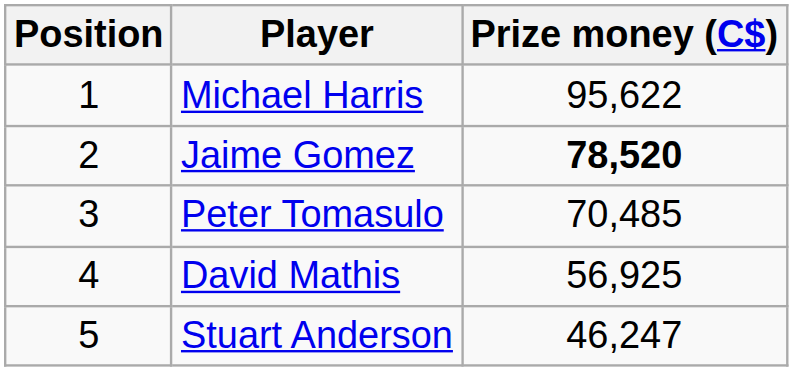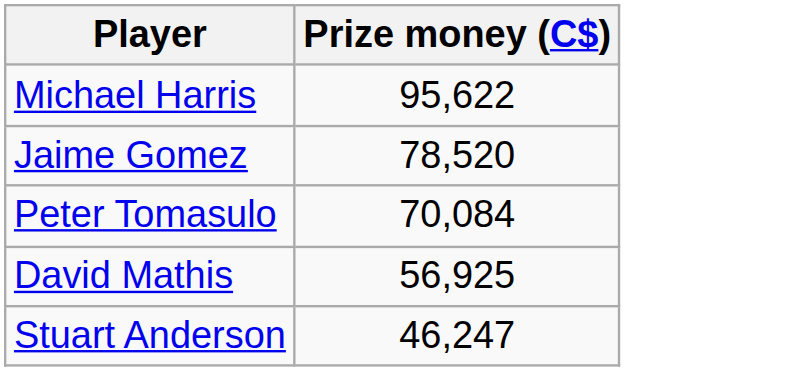- column: (89, 34)
(624, 154) bold -> (457, 154) normal
(624, 214) 70,485 -> (457, 214) 70,084
